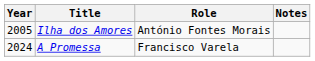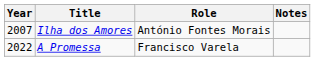(20, 30) 2005 -> (20, 30) 2007
(20, 47) 2024 -> (20, 47) 2022
